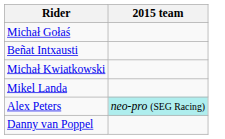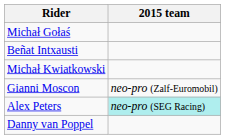- row: (37, 87)
+ row: (43, 87)
